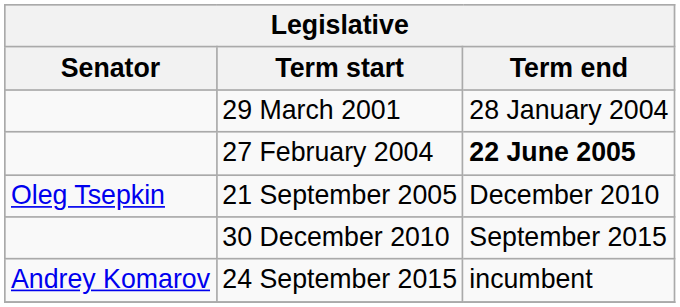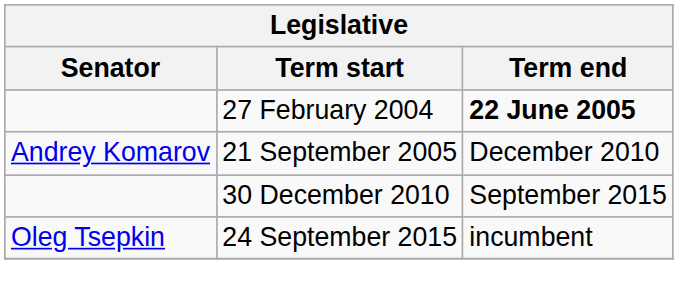- row: (311, 110)
(88, 195) Oleg Tsepkin -> (111, 152) Andrey Komarov
(111, 279) Andrey Komarov -> (88, 237) Oleg Tsepkin
